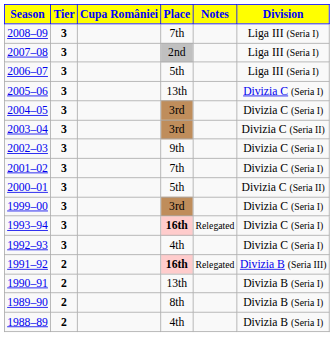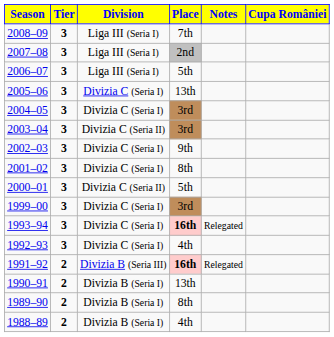columns swapped: (283, 14) <-> (119, 14)
(177, 168) 7th -> (185, 168) 8th
